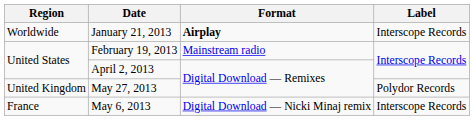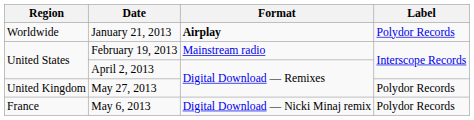(421, 32) Interscope Records -> (416, 32) Polydor Records
(421, 106) Interscope Records -> (416, 106) Polydor Records
